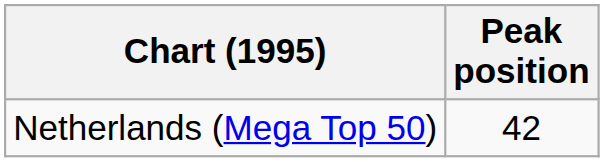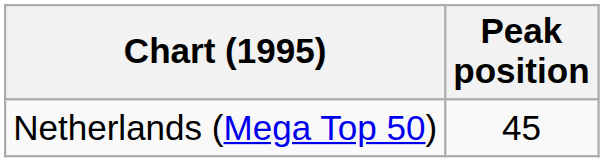(521, 127) 42 -> (521, 127) 45
